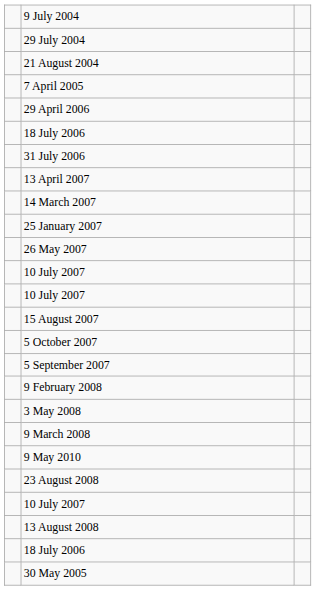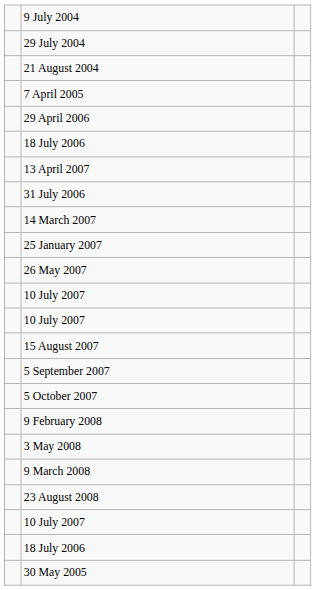rows swapped: (13, 156) <-> (13, 179)
rows swapped: (13, 365) <-> (13, 342)
- row: (13, 458)
- row: (13, 527)
